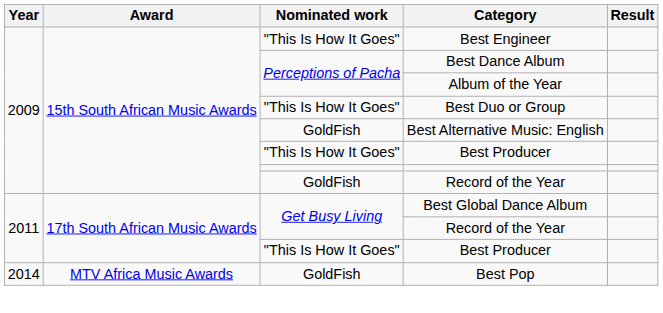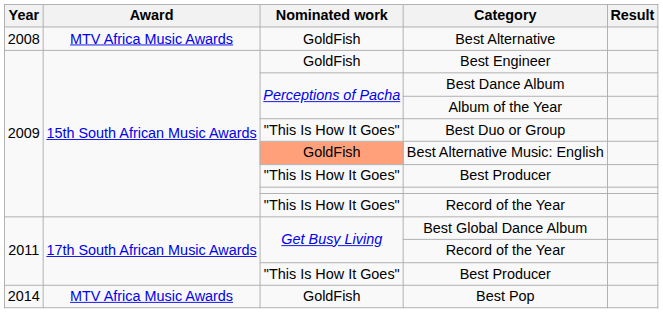+ row: (24, 38)
(332, 38) "This Is How It Goes" -> (332, 61) GoldFish
(332, 130) no background -> (332, 152) lightsalmon background
(332, 182) GoldFish -> (332, 205) "This Is How It Goes"
